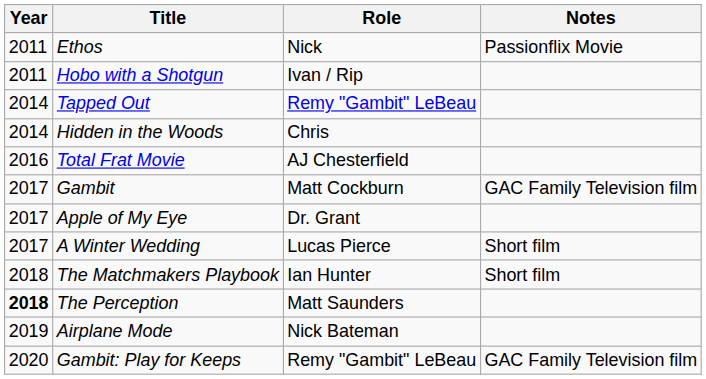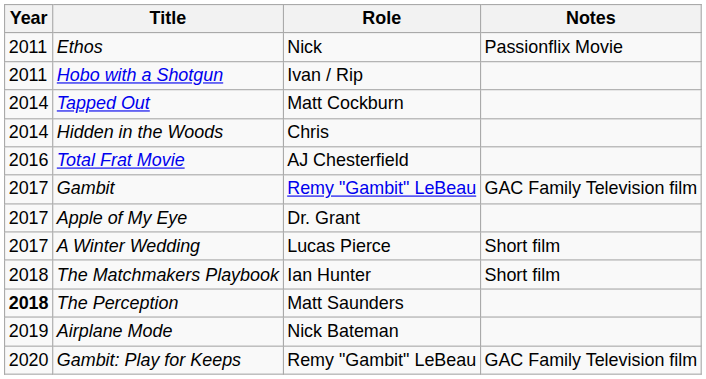(382, 103) Remy "Gambit" LeBeau -> (345, 103) Matt Cockburn
(345, 189) Matt Cockburn -> (382, 189) Remy "Gambit" LeBeau
